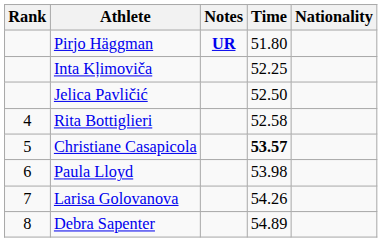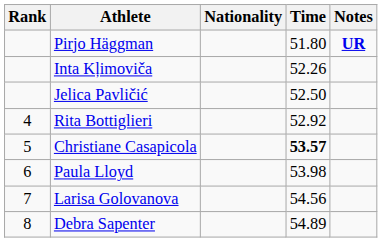columns swapped: (334, 17) <-> (224, 17)
(269, 69) 52.25 -> (308, 69) 52.26
(269, 120) 52.58 -> (308, 120) 52.92
(269, 198) 54.26 -> (308, 198) 54.56
